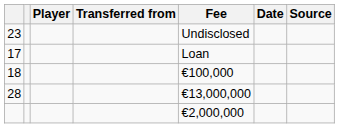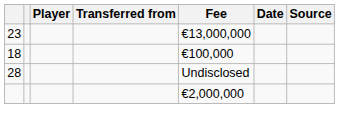(216, 34) Undisclosed -> (216, 34) €13,000,000
- row: (14, 53)
(216, 93) €13,000,000 -> (216, 73) Undisclosed
